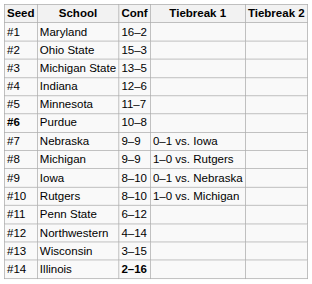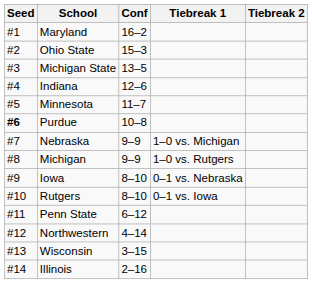(185, 141) 0–1 vs. Iowa -> (196, 141) 1–0 vs. Michigan
(196, 196) 1–0 vs. Michigan -> (185, 196) 0–1 vs. Iowa
(134, 269) bold -> (134, 269) normal
